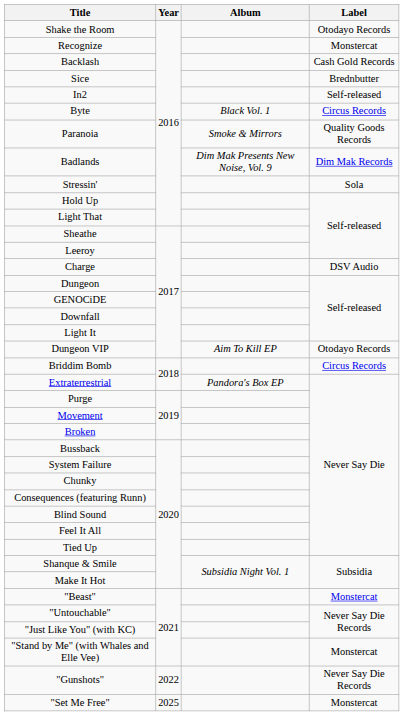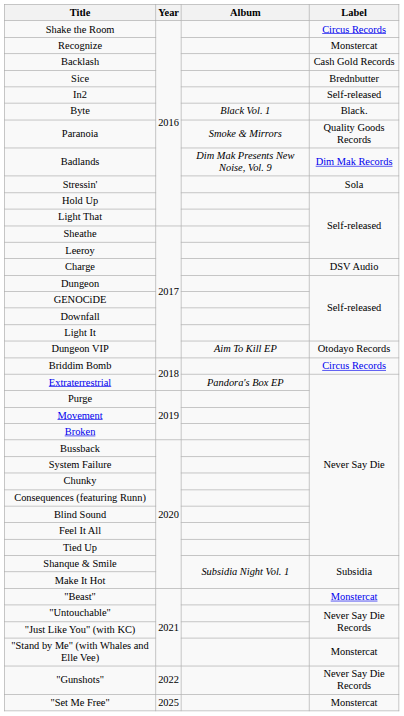(354, 29) Otodayo Records -> (354, 29) Circus Records
(354, 111) Circus Records -> (354, 111) Black.
